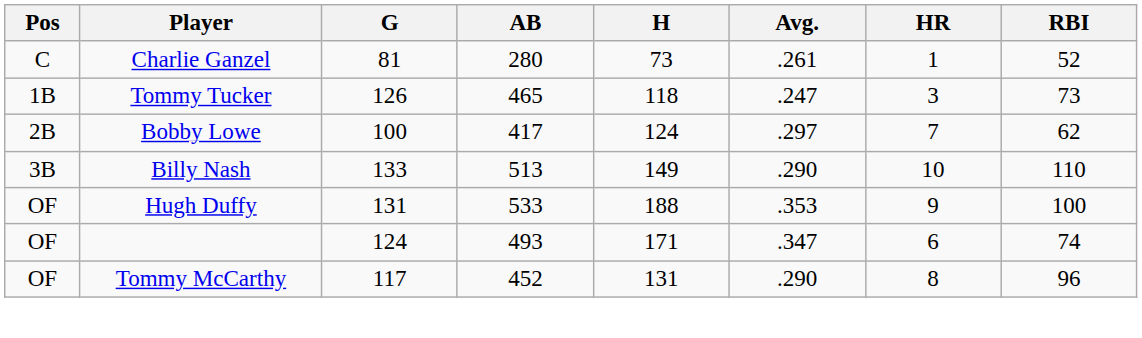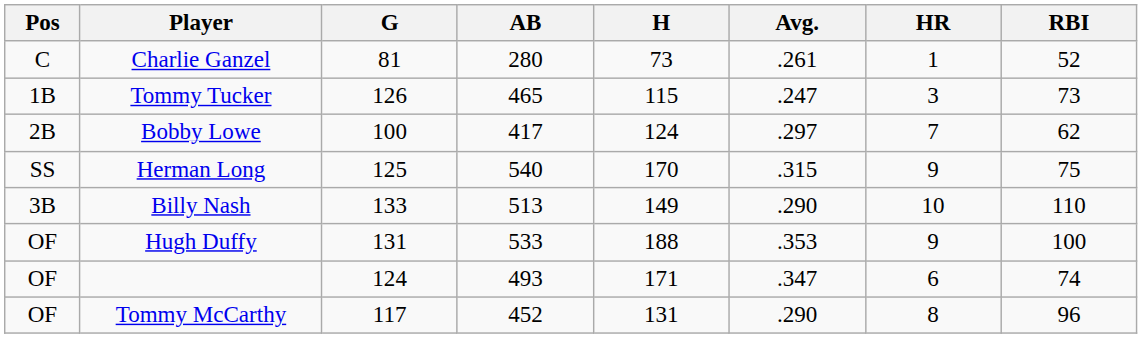(661, 95) 118 -> (661, 95) 115
+ row: (201, 168)
